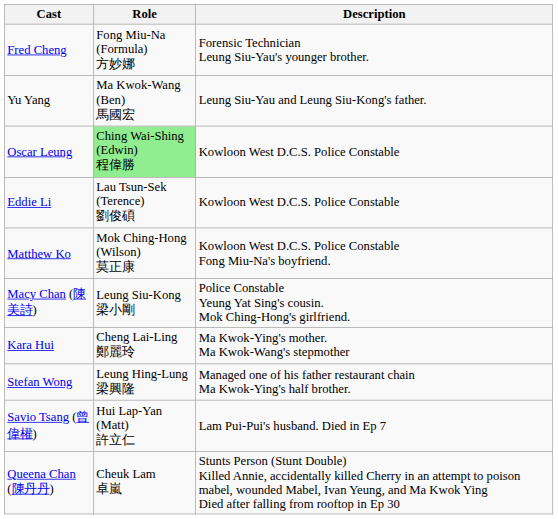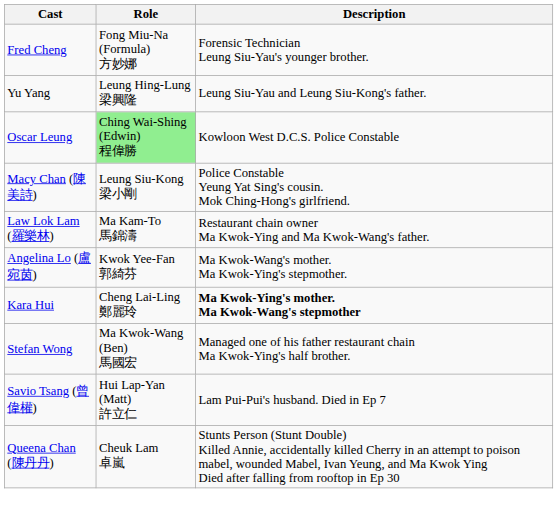(138, 100) Ma Kwok-Wang (Ben) 馬國宏 -> (145, 92) Leung Hing-Lung 梁興隆
- row: (29, 202)
- row: (39, 253)
+ row: (43, 228)
+ row: (49, 267)
(274, 345) normal -> (280, 305) bold
(142, 381) Leung Hing-Lung 梁興隆 -> (141, 348) Ma Kwok-Wang (Ben) 馬國宏
